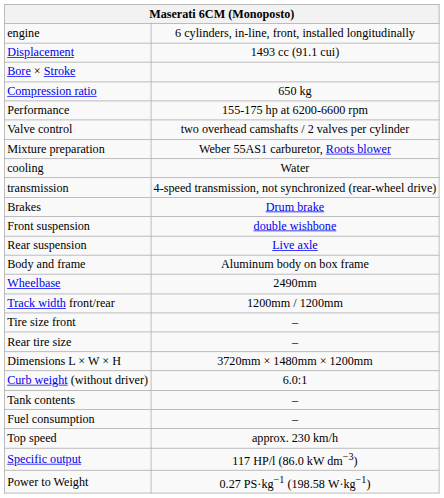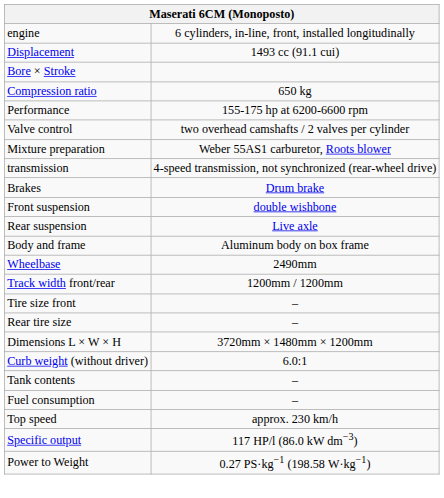- row: (25, 168)
